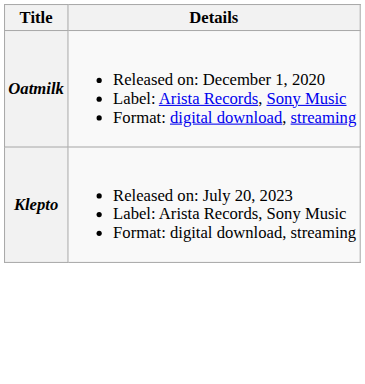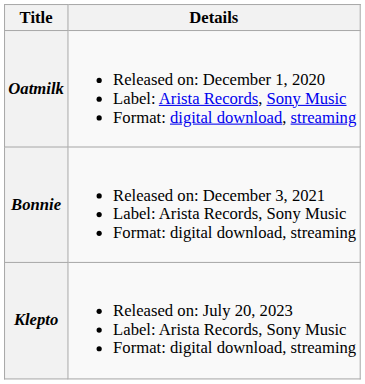+ row: (36, 204)
